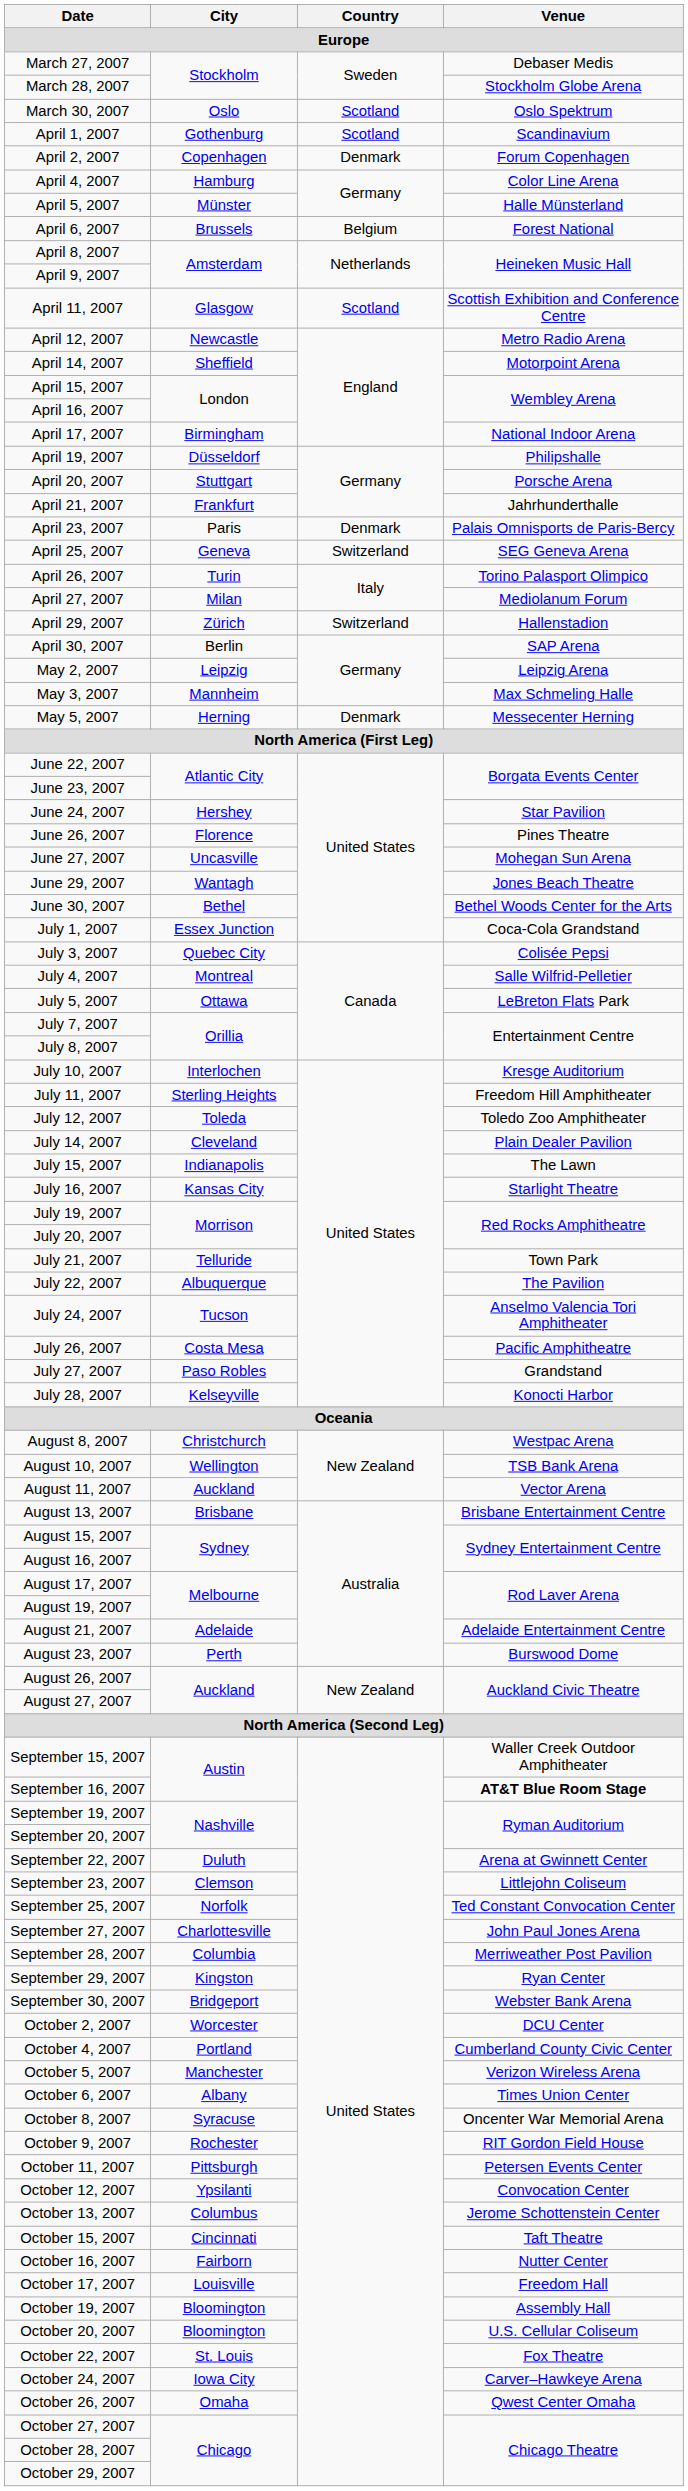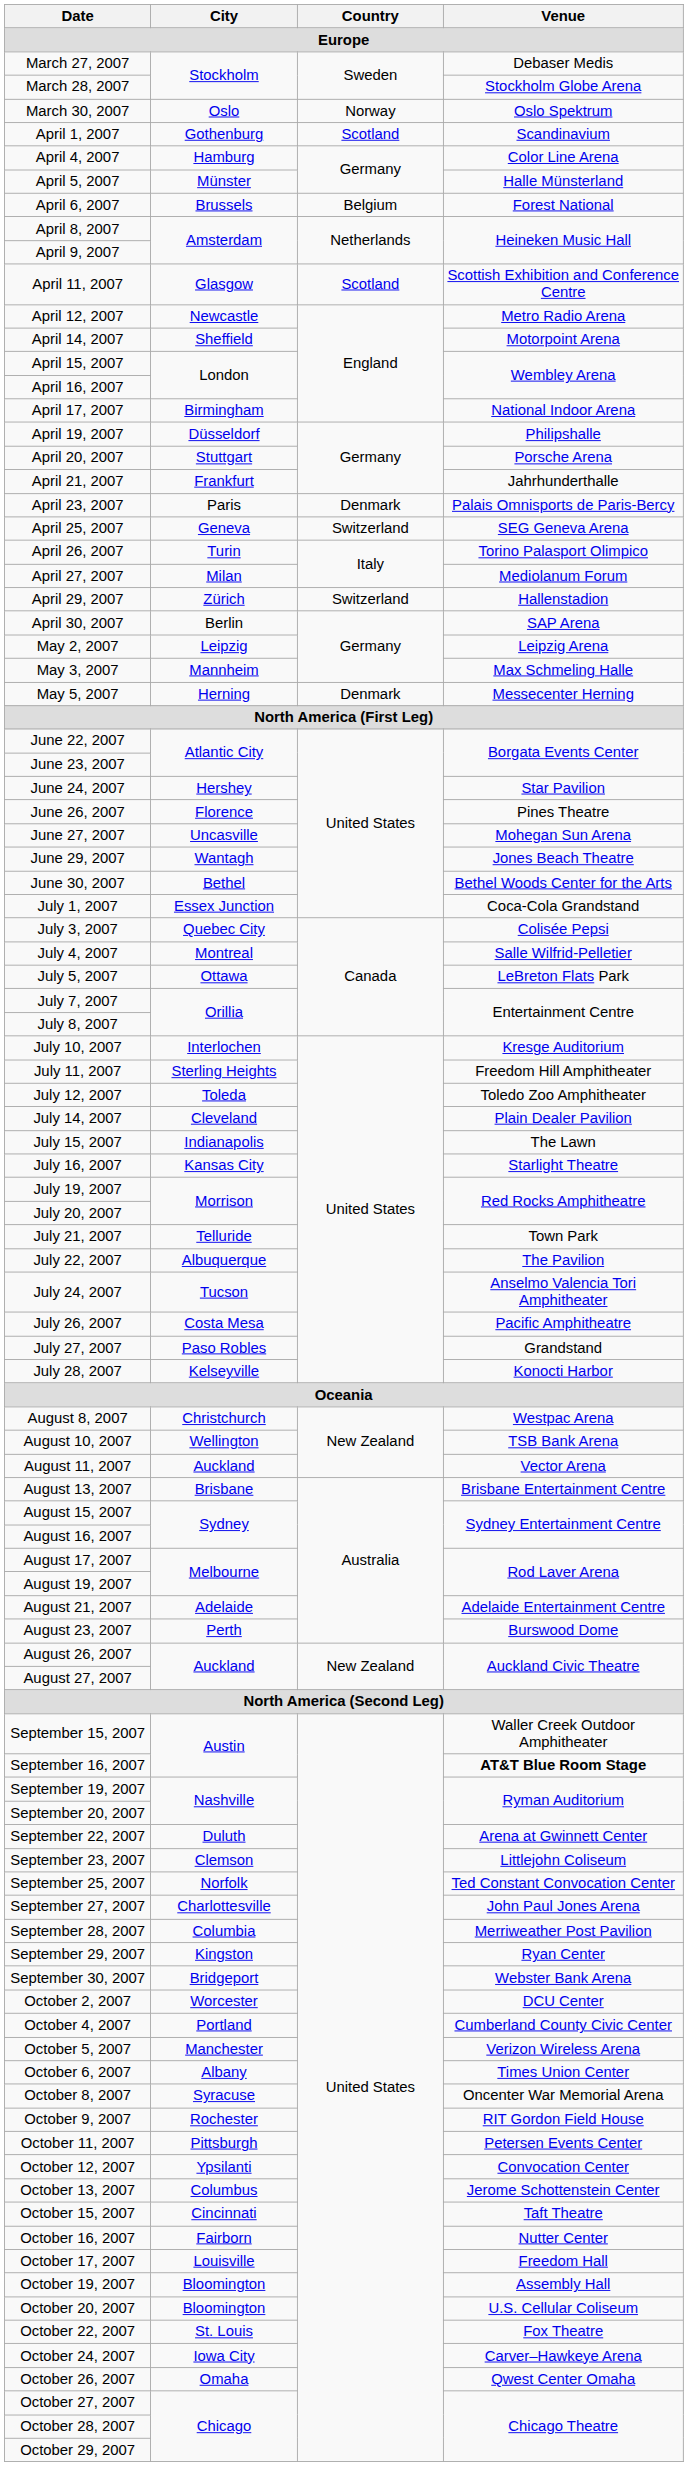(370, 110) Scotland -> (370, 110) Norway
- row: (78, 157)
